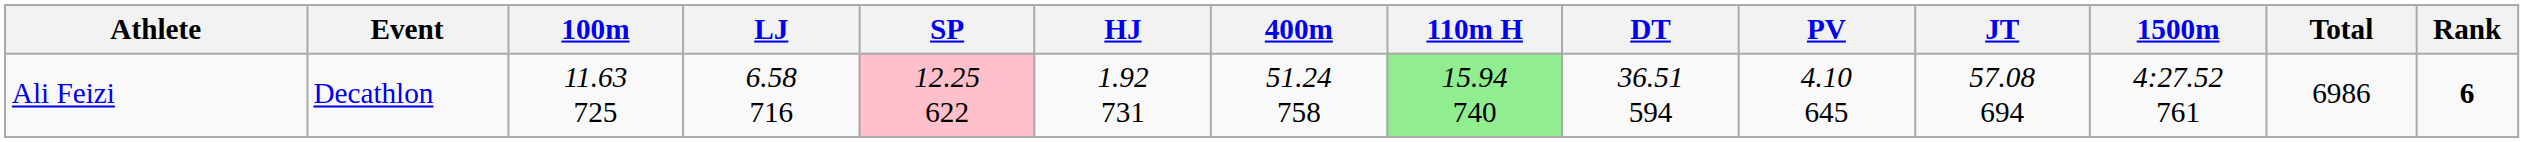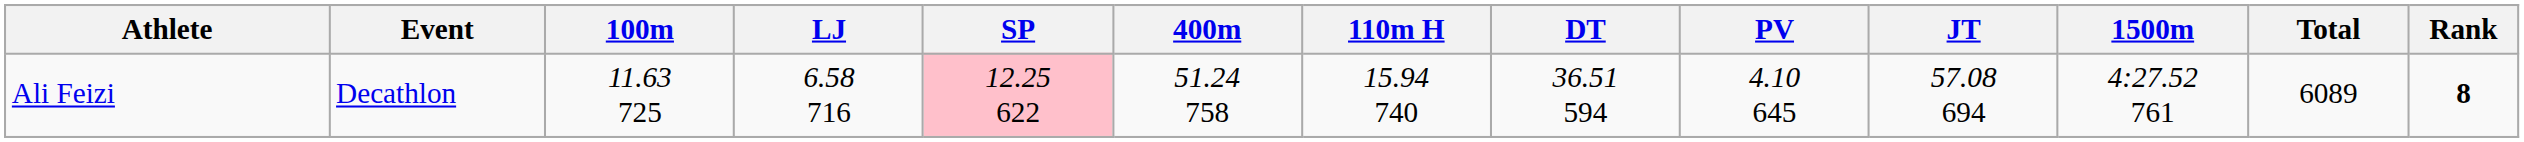- column: (1123, 28)
(1475, 94) lightgreen background -> (1396, 94) no background
(2341, 94) 6986 -> (2328, 94) 6089
(2467, 94) 6 -> (2463, 94) 8
